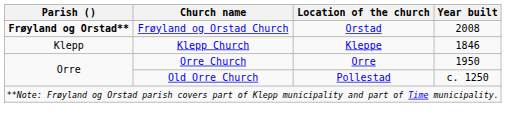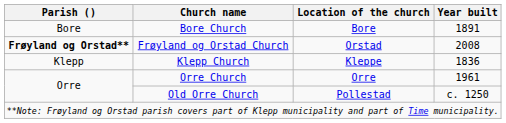+ row: (213, 29)
(468, 45) 1846 -> (468, 61) 1836
(468, 61) 1950 -> (468, 78) 1961
